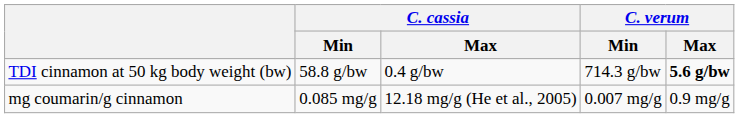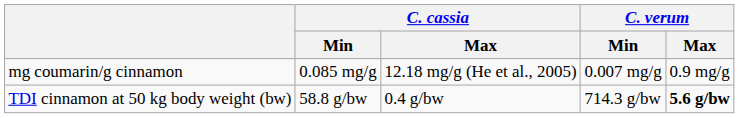rows swapped: (96, 98) <-> (150, 71)
